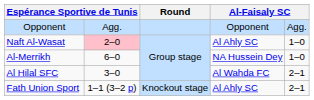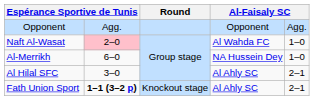(235, 42) Al Ahly SC -> (241, 42) Al Wahda FC
(241, 73) Al Wahda FC -> (235, 73) Al Ahly SC
(112, 88) normal -> (112, 88) bold
